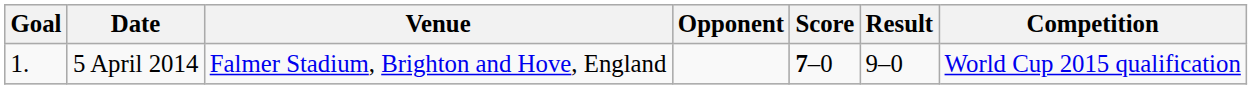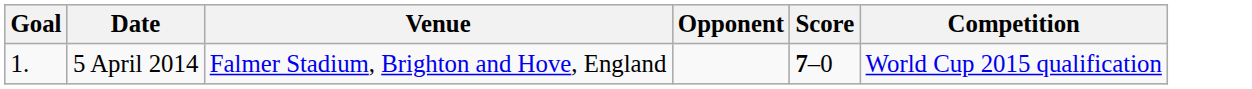- column: (899, 24)
